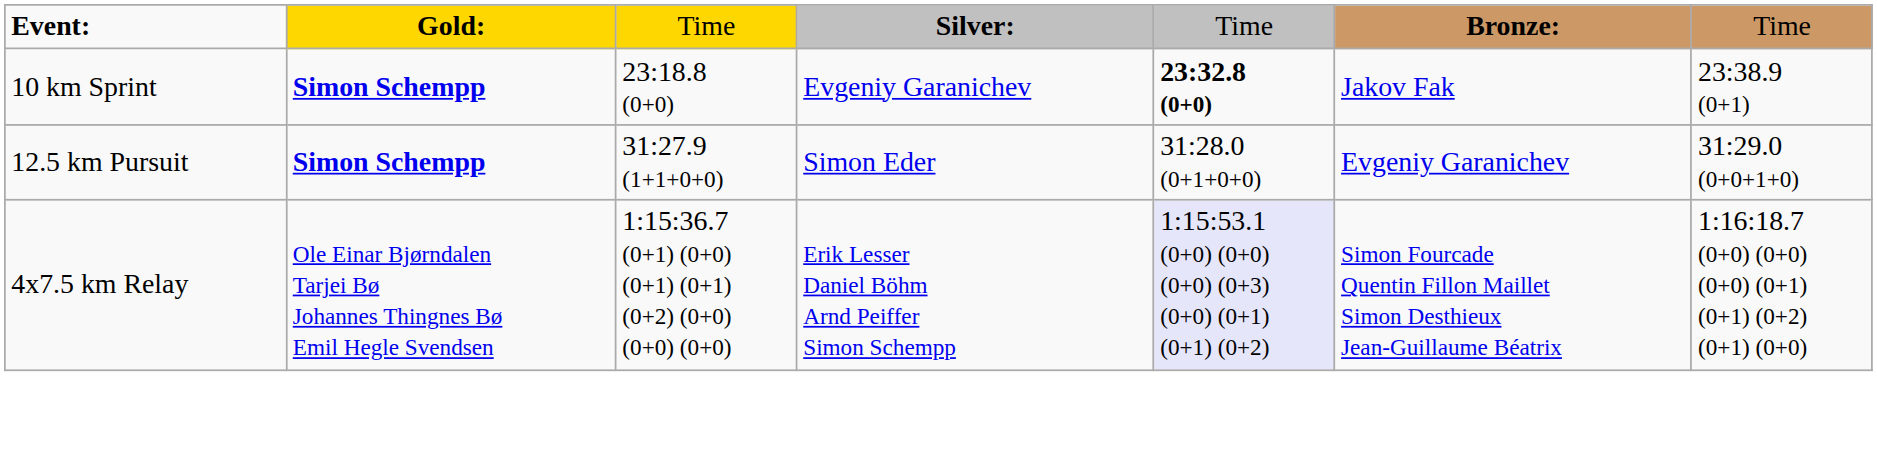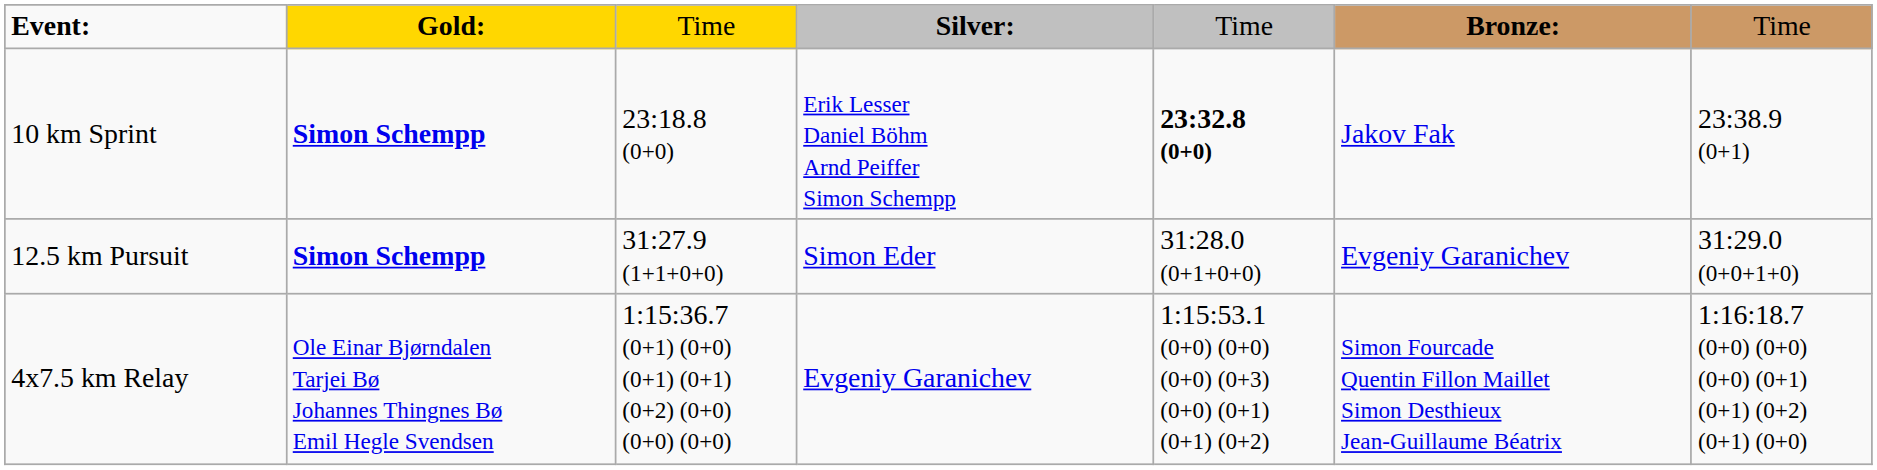(917, 86) Evgeniy Garanichev -> (880, 150) Erik Lesser Daniel Böhm Arnd Peiffer Simon Schempp
(880, 301) Erik Lesser Daniel Böhm Arnd Peiffer Simon Schempp -> (917, 378) Evgeniy Garanichev
(1215, 284) lavender background -> (1215, 378) no background
